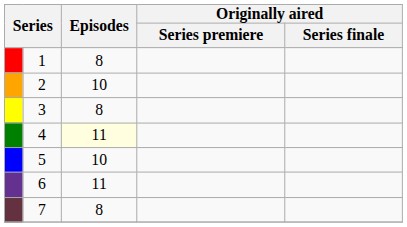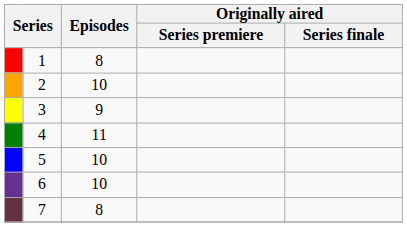(99, 110) 8 -> (99, 110) 9
(99, 135) lightyellow background -> (99, 135) no background
(99, 184) 11 -> (99, 184) 10
